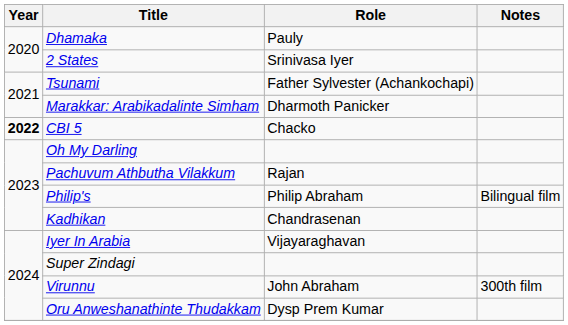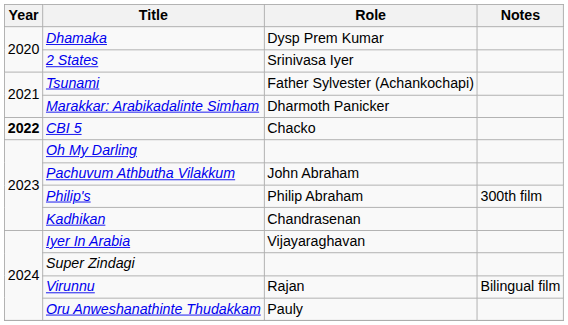(285, 38) Pauly -> (325, 38) Dysp Prem Kumar
(286, 173) Rajan -> (313, 173) John Abraham
(520, 196) Bilingual film -> (511, 196) 300th film
(313, 286) John Abraham -> (286, 286) Rajan
(511, 286) 300th film -> (520, 286) Bilingual film
(325, 309) Dysp Prem Kumar -> (285, 309) Pauly
